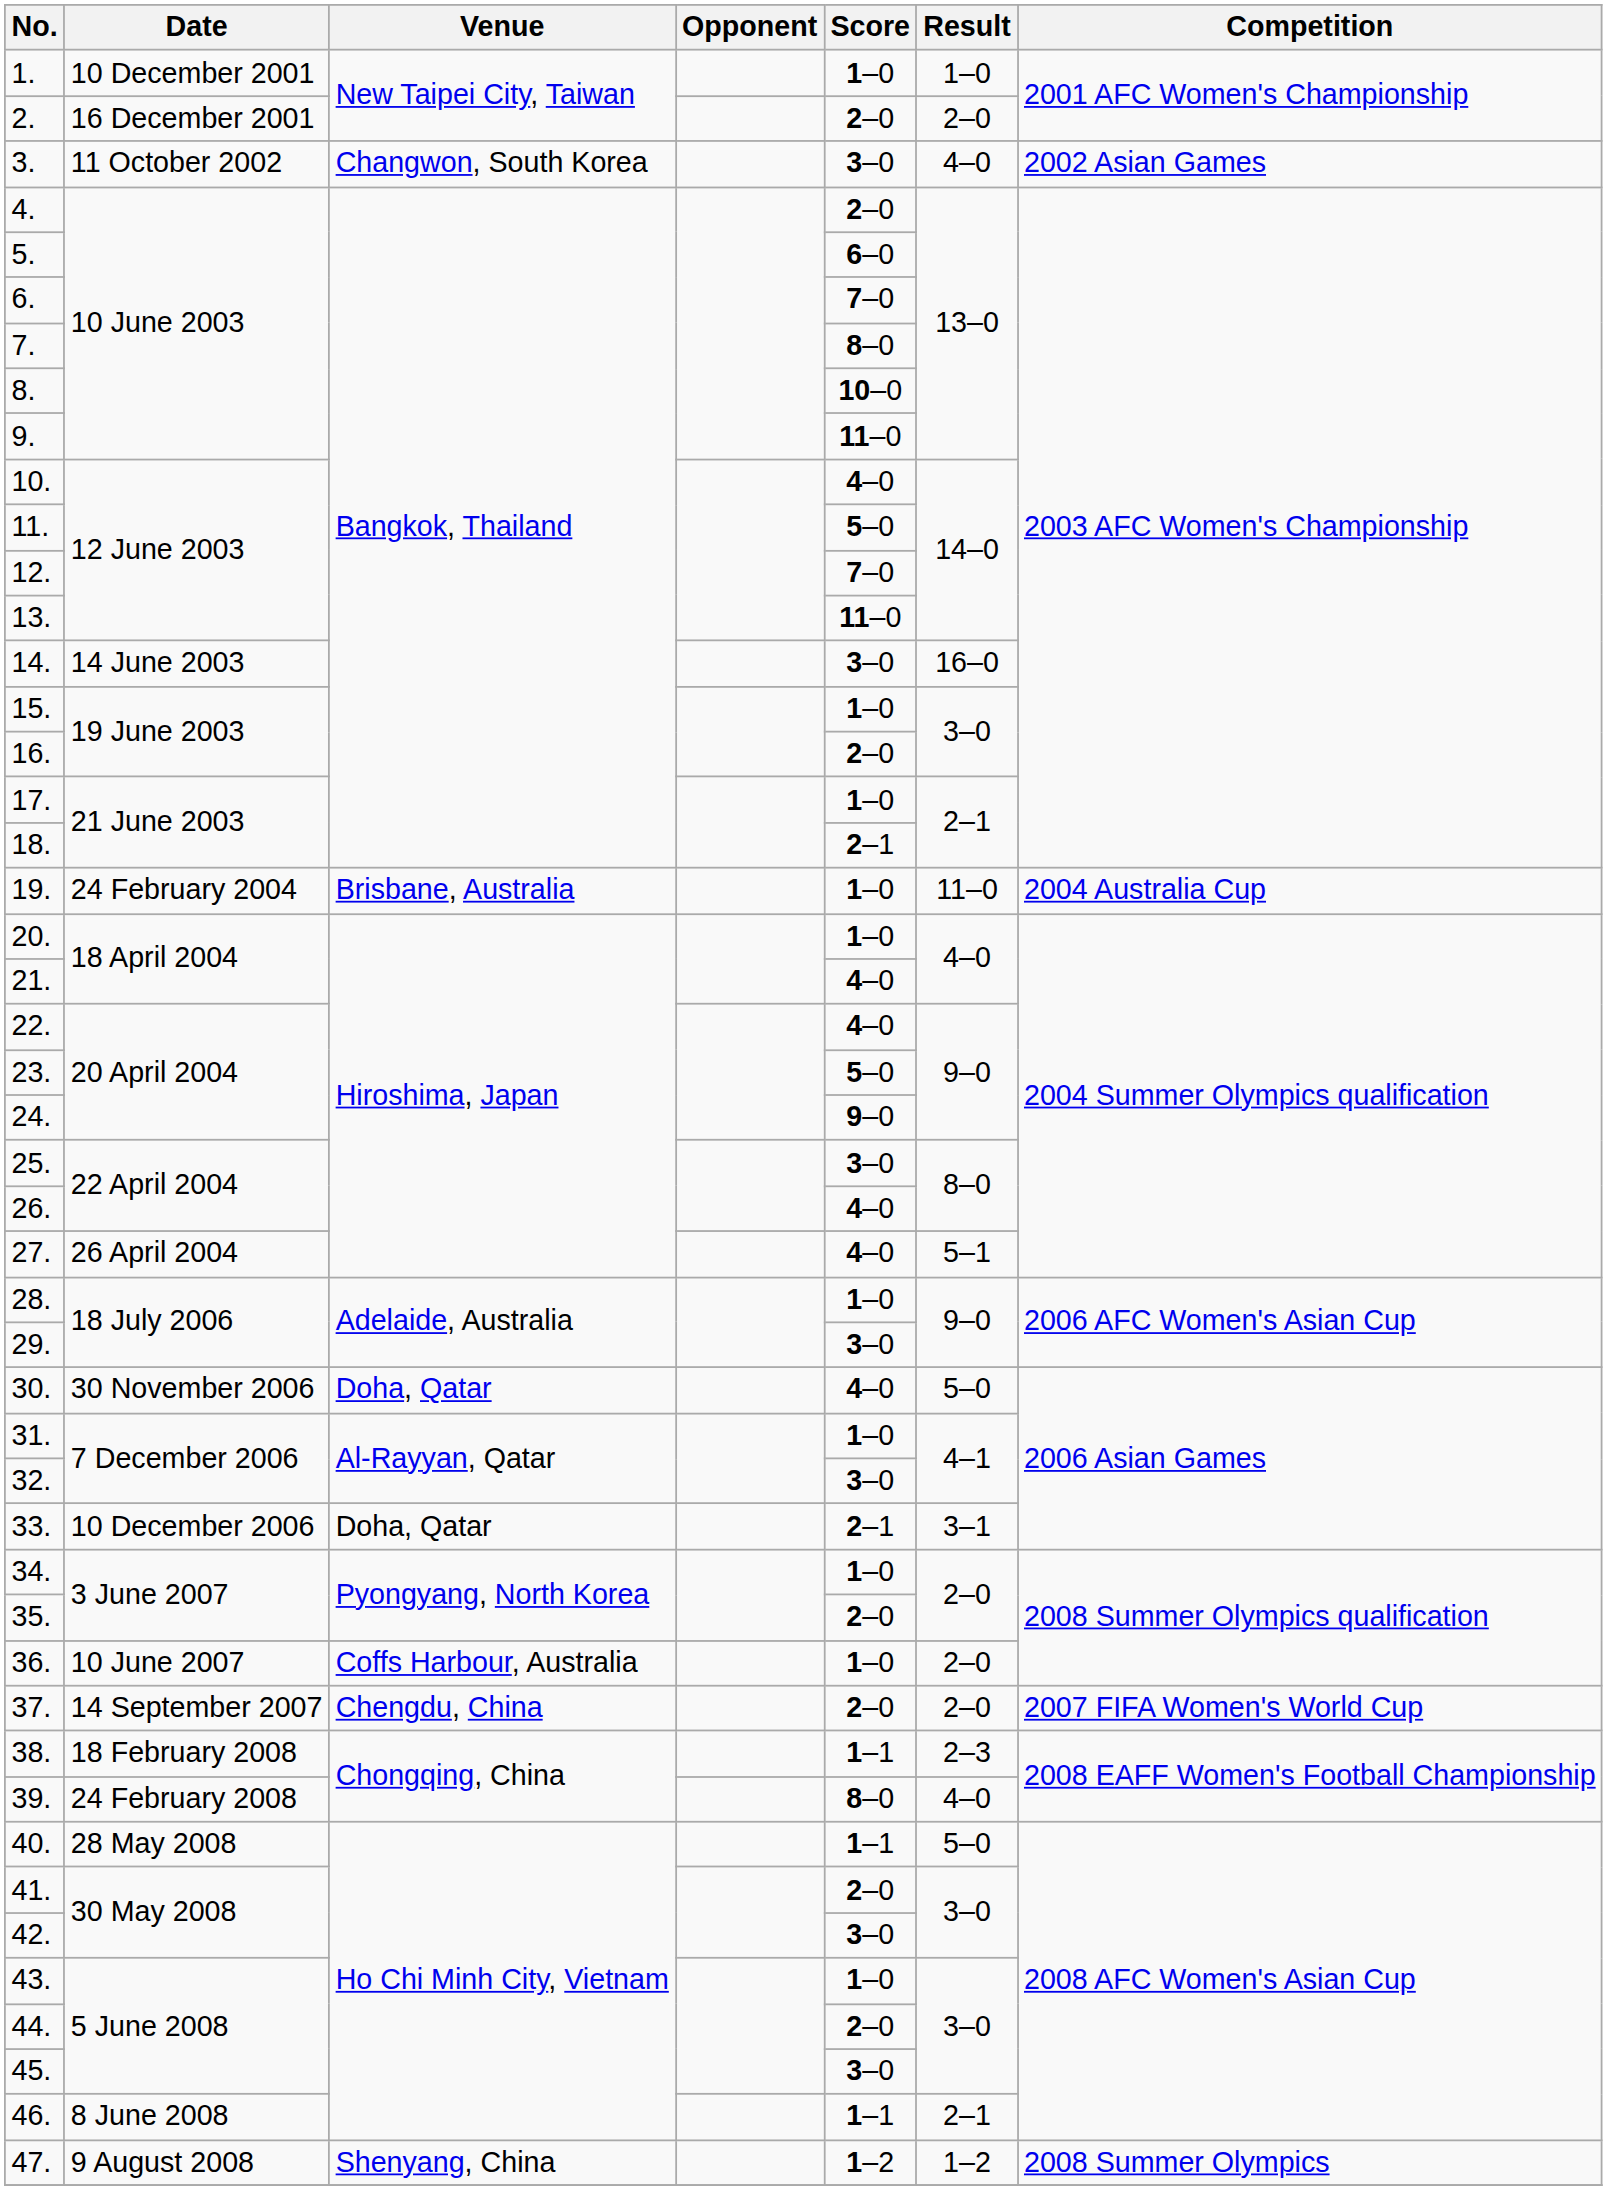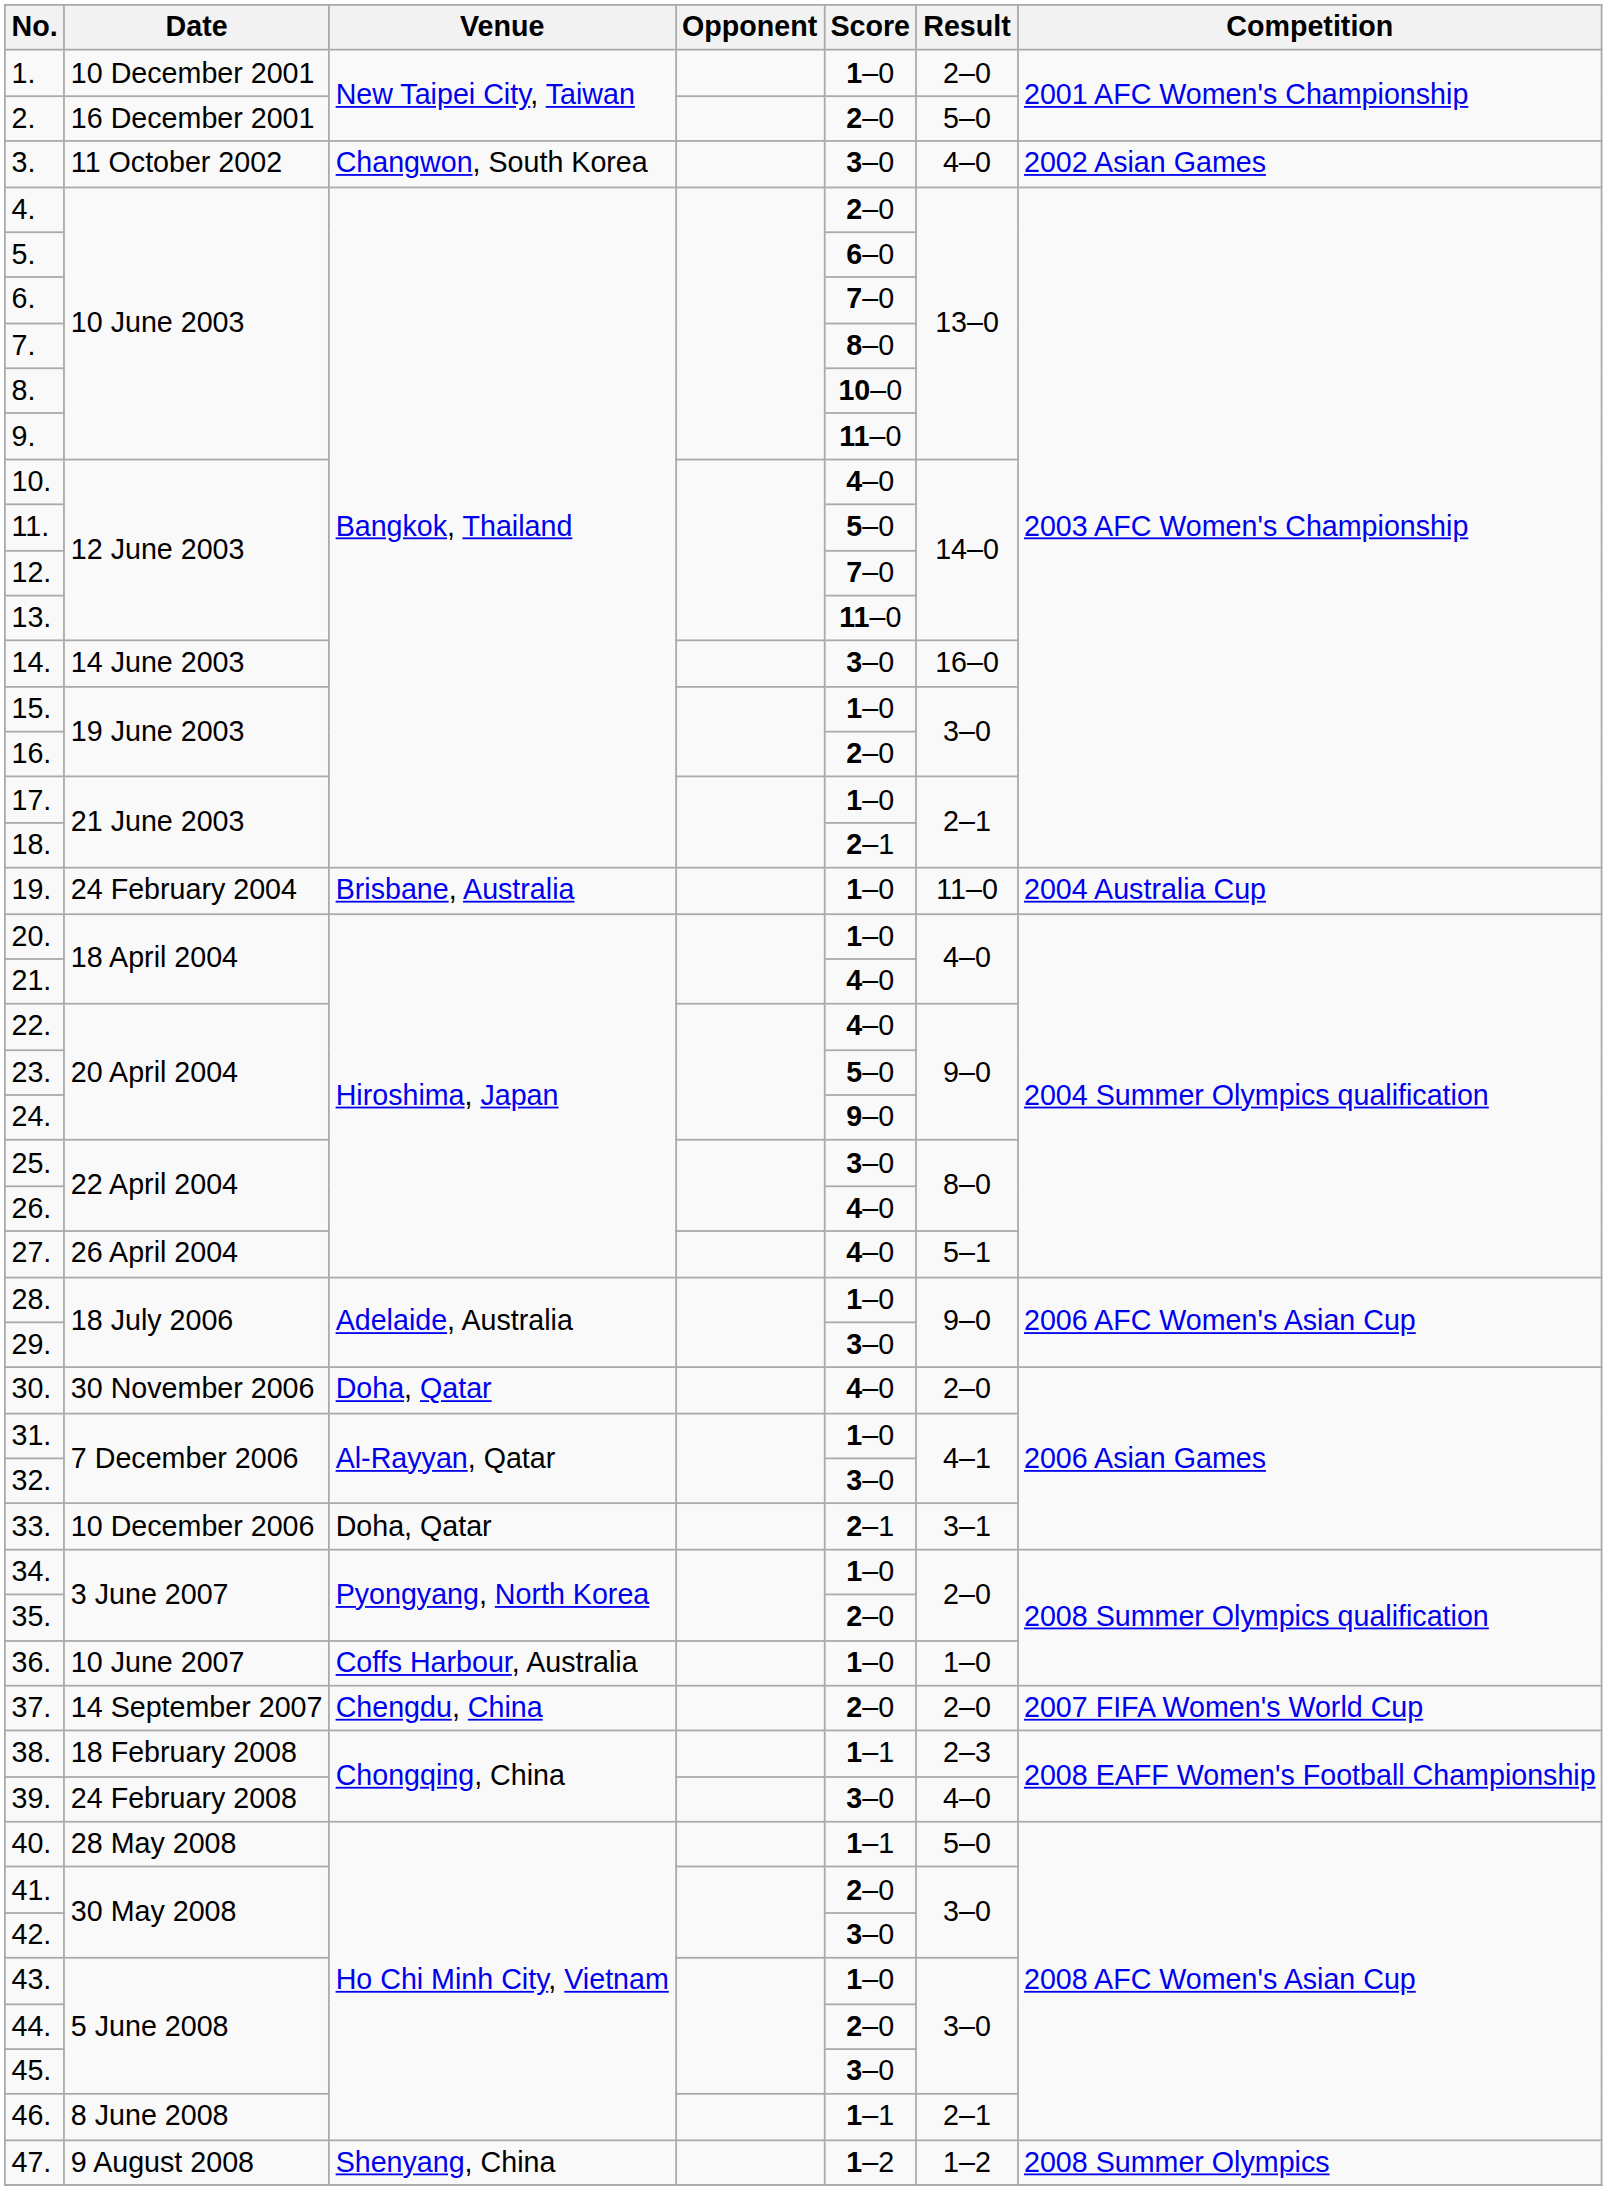(967, 72) 1–0 -> (967, 72) 2–0
(967, 118) 2–0 -> (967, 118) 5–0
(967, 1389) 5–0 -> (967, 1389) 2–0
(967, 1662) 2–0 -> (967, 1662) 1–0
(870, 1798) 8–0 -> (870, 1798) 3–0
